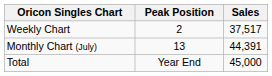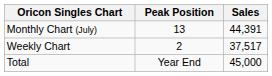rows swapped: (38, 29) <-> (52, 46)
